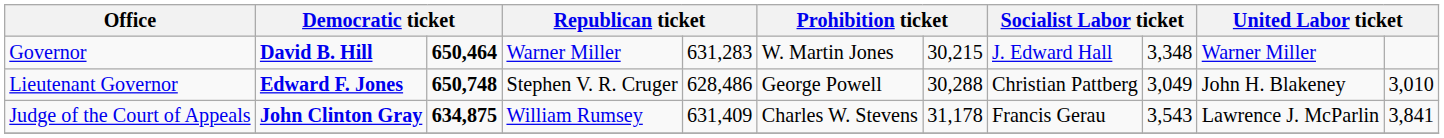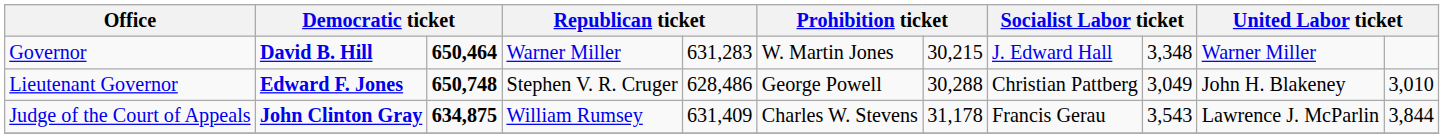(1411, 116) 3,841 -> (1411, 116) 3,844
